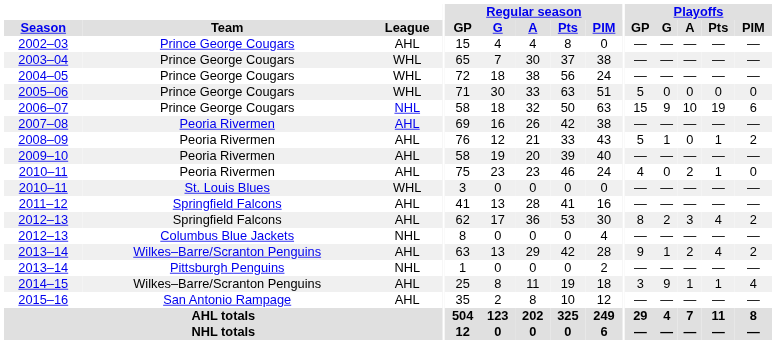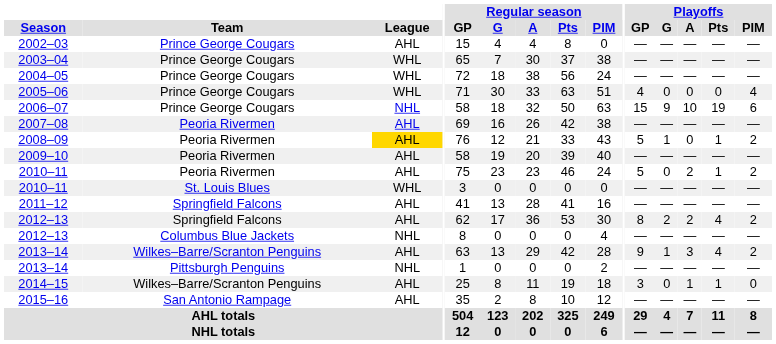(640, 92) 5 -> (640, 92) 4
(753, 92) 0 -> (753, 92) 4
(407, 140) no background -> (407, 140) gold background
(640, 172) 4 -> (640, 172) 5
(753, 172) 0 -> (753, 172) 2
(690, 220) 3 -> (690, 220) 2
(690, 252) 2 -> (690, 252) 3
(667, 284) 9 -> (667, 284) 0
(753, 284) 4 -> (753, 284) 0
